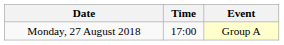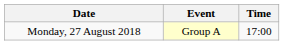columns swapped: (184, 13) <-> (241, 13)
